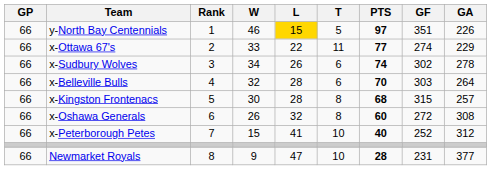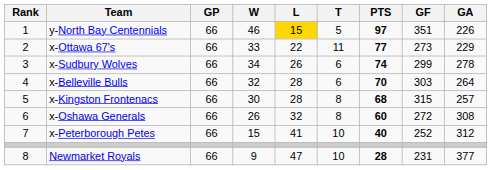columns swapped: (212, 13) <-> (25, 13)
(423, 47) 274 -> (423, 47) 273
(423, 64) 302 -> (423, 64) 299
